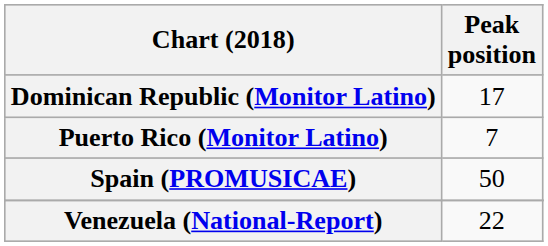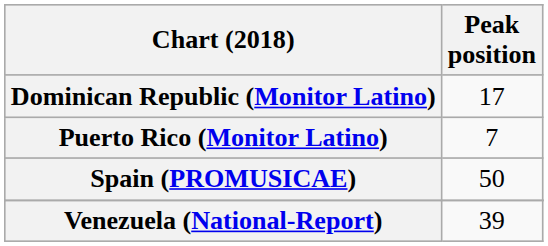(492, 219) 22 -> (492, 219) 39
